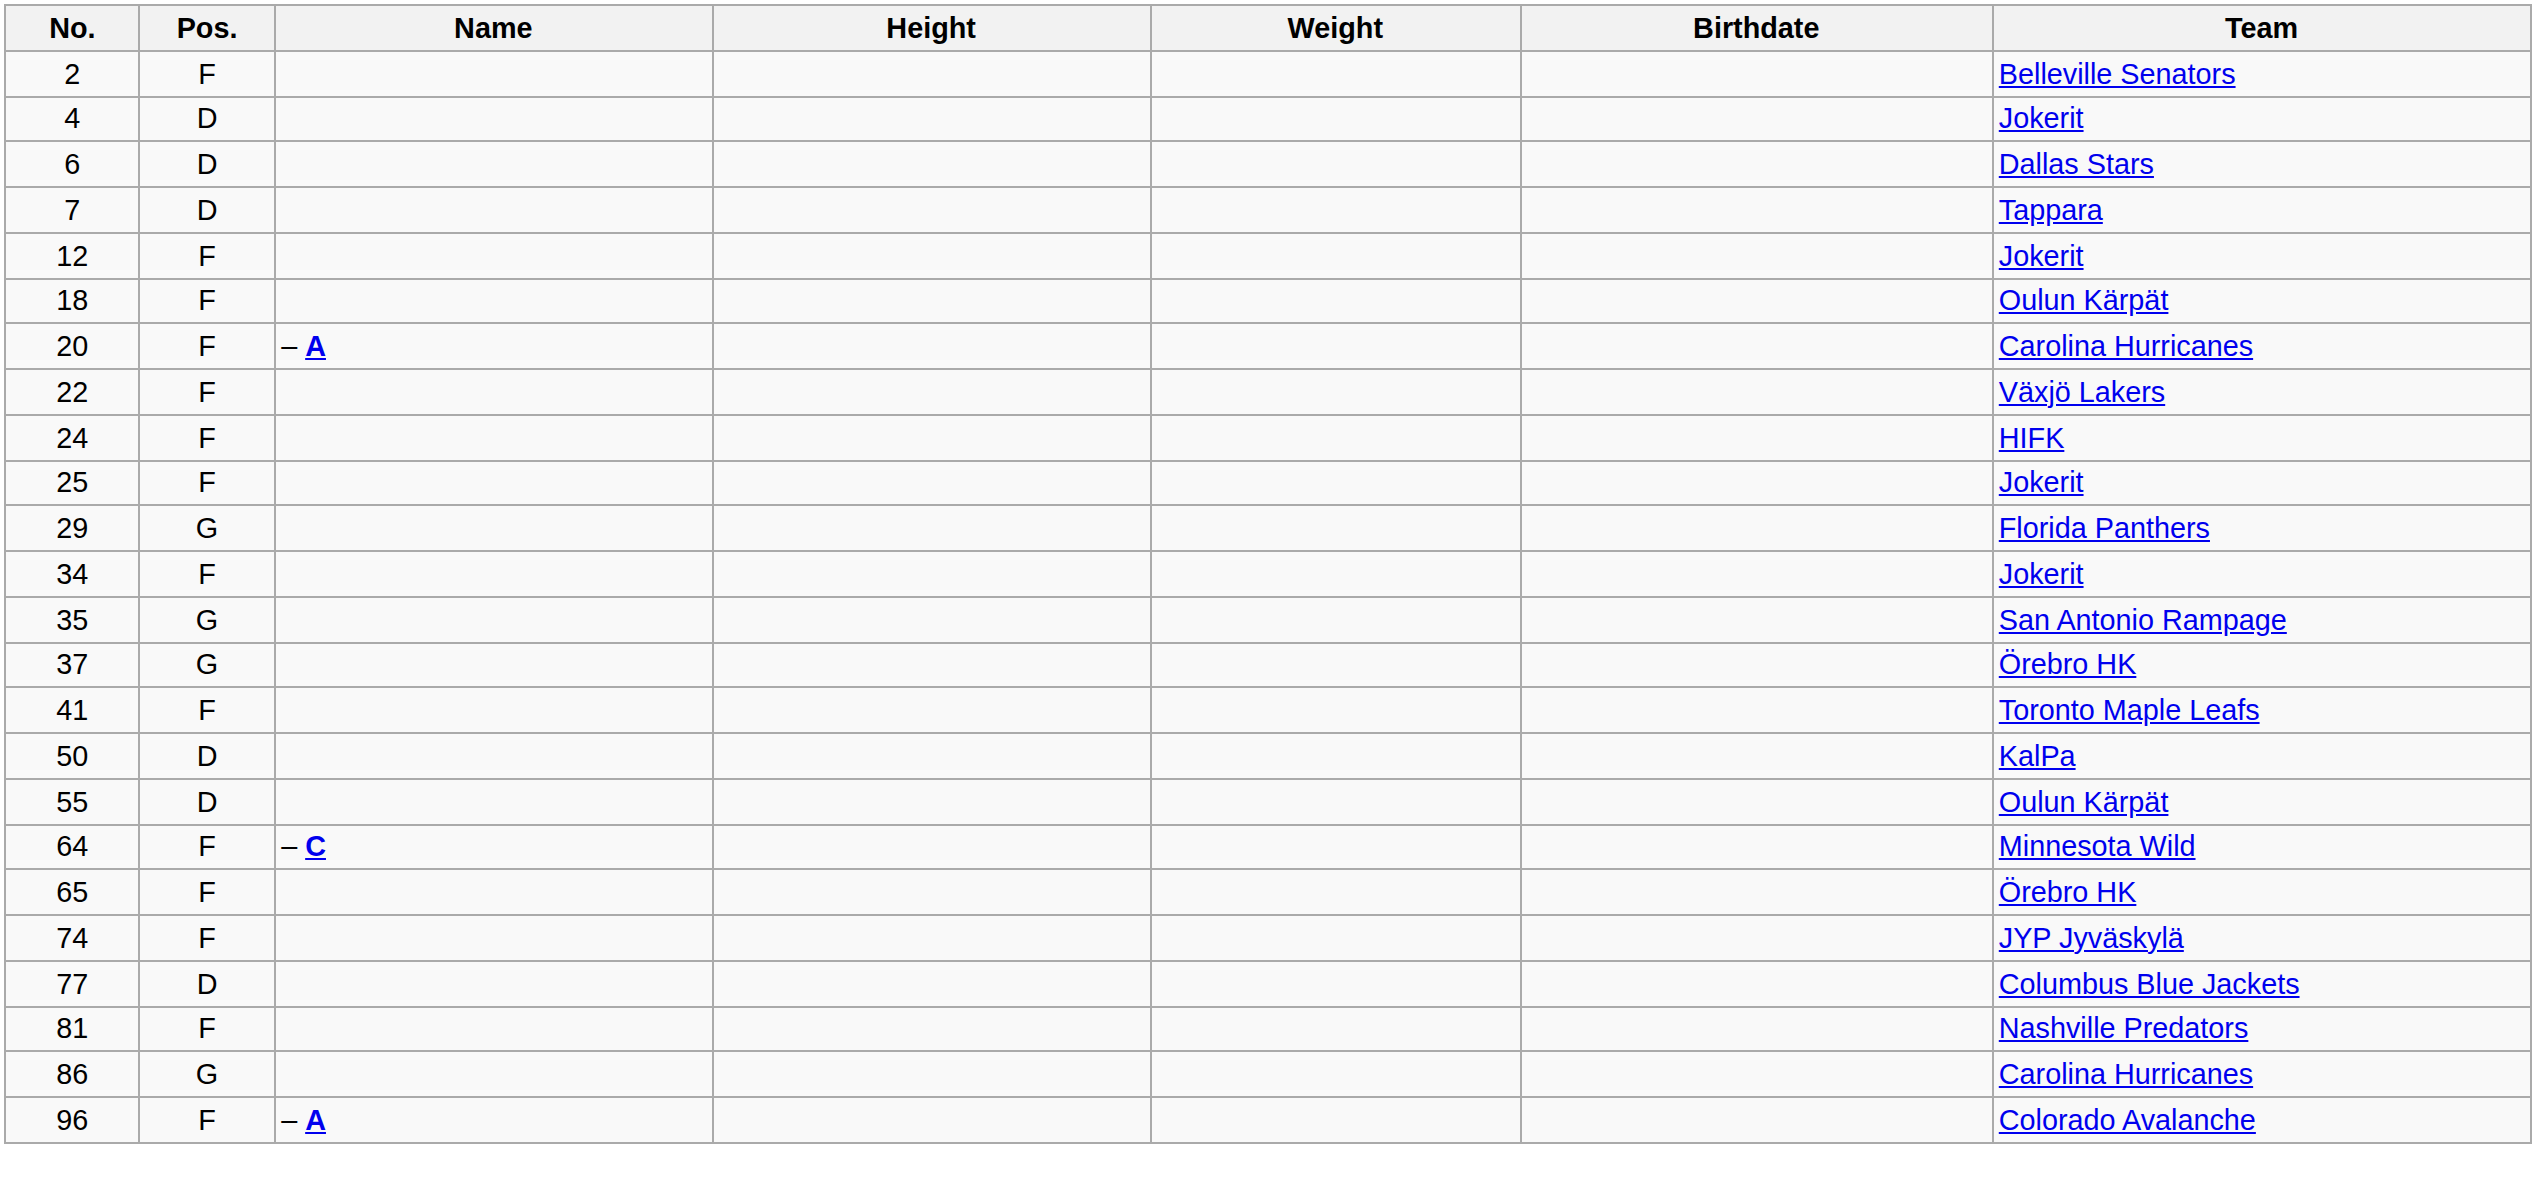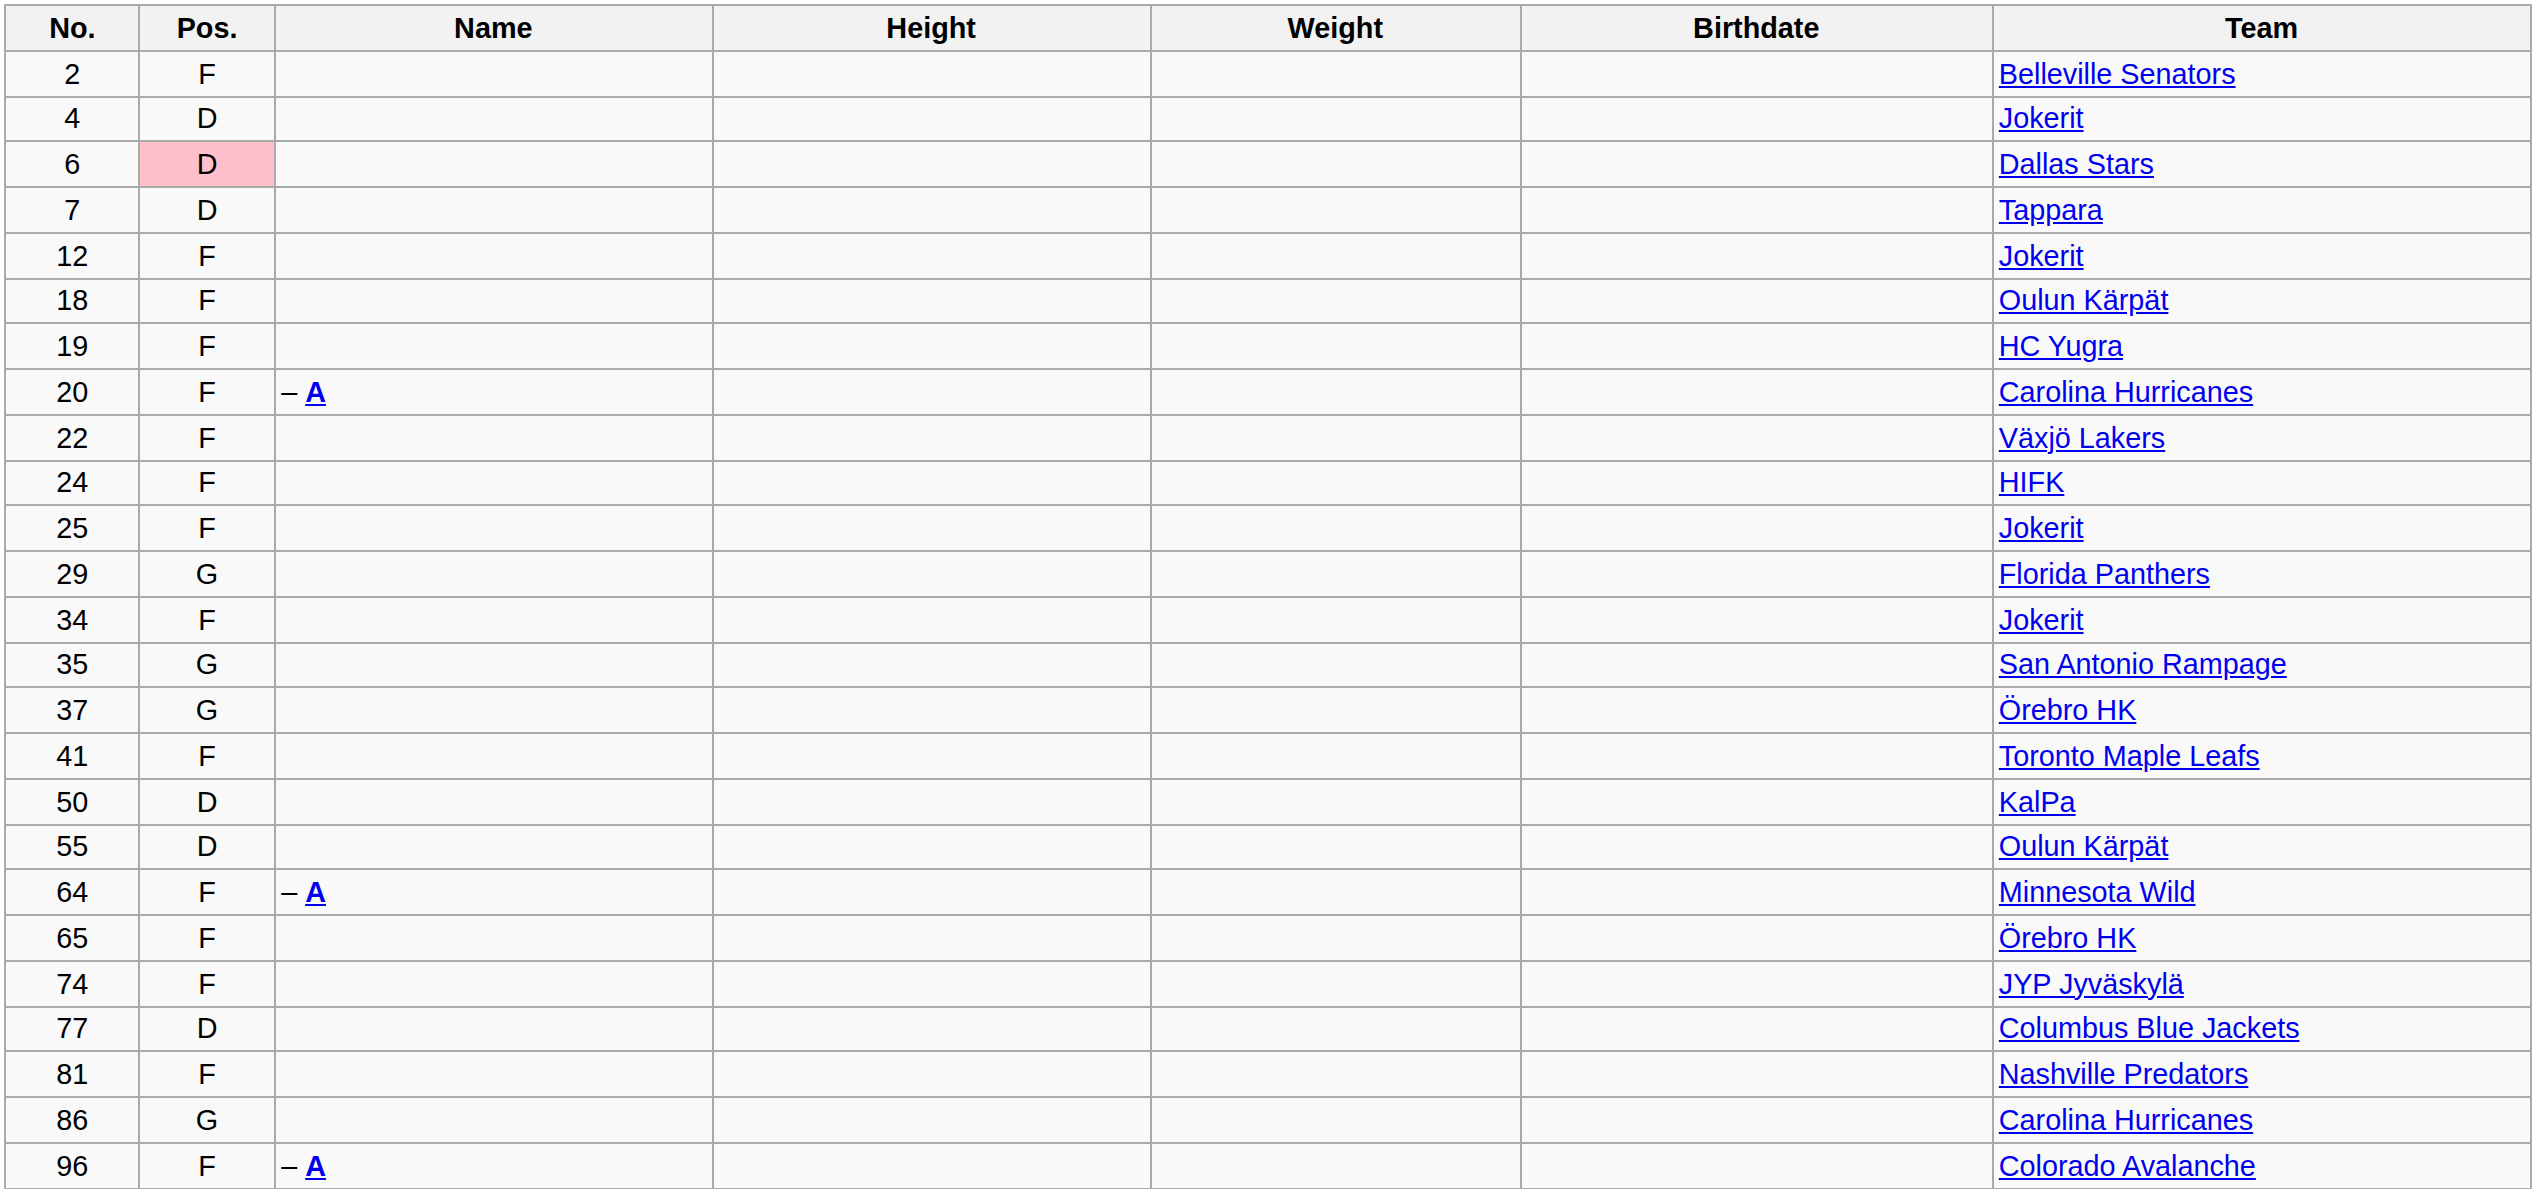(207, 165) no background -> (207, 165) pink background
+ row: (72, 347)
(304, 847) – C -> (304, 893) – A
